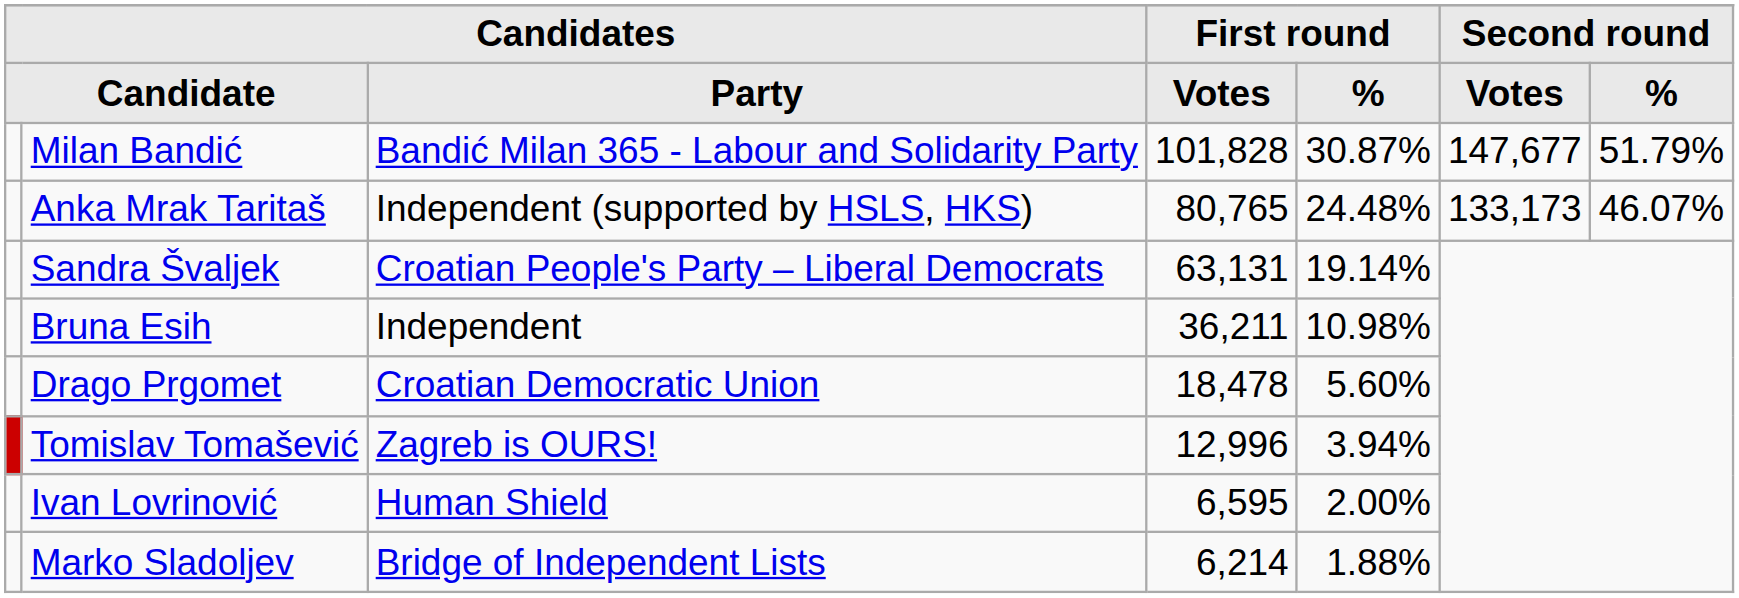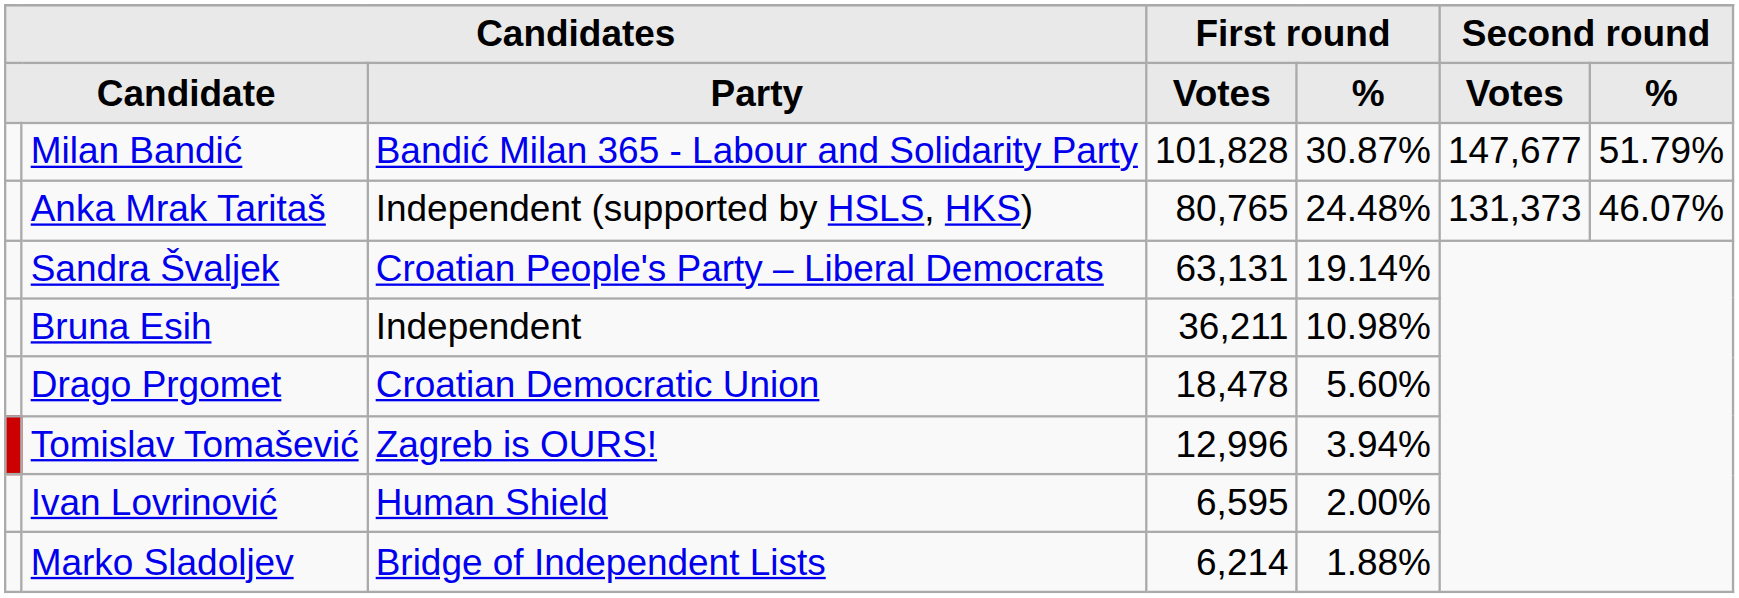(1515, 209) 133,173 -> (1515, 209) 131,373
